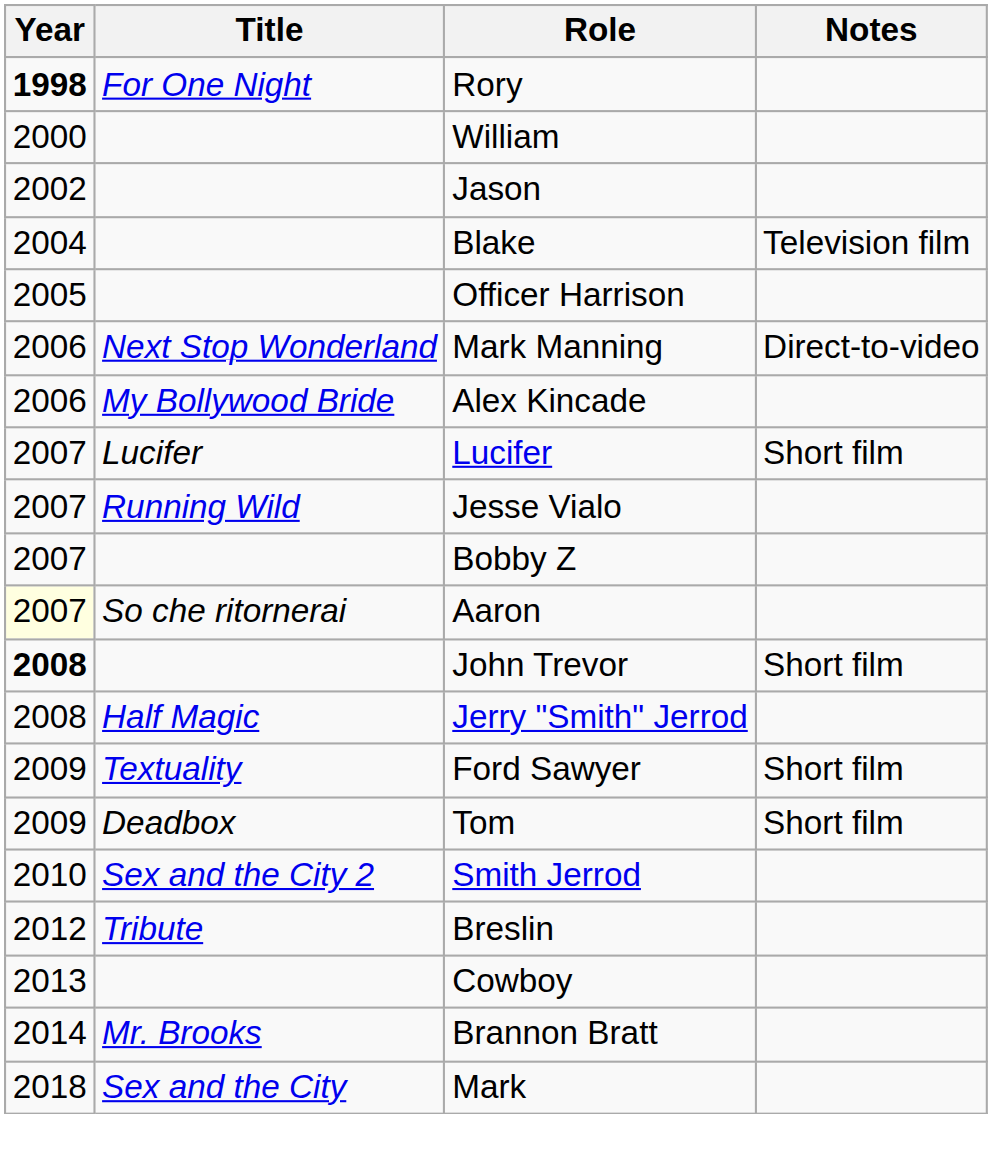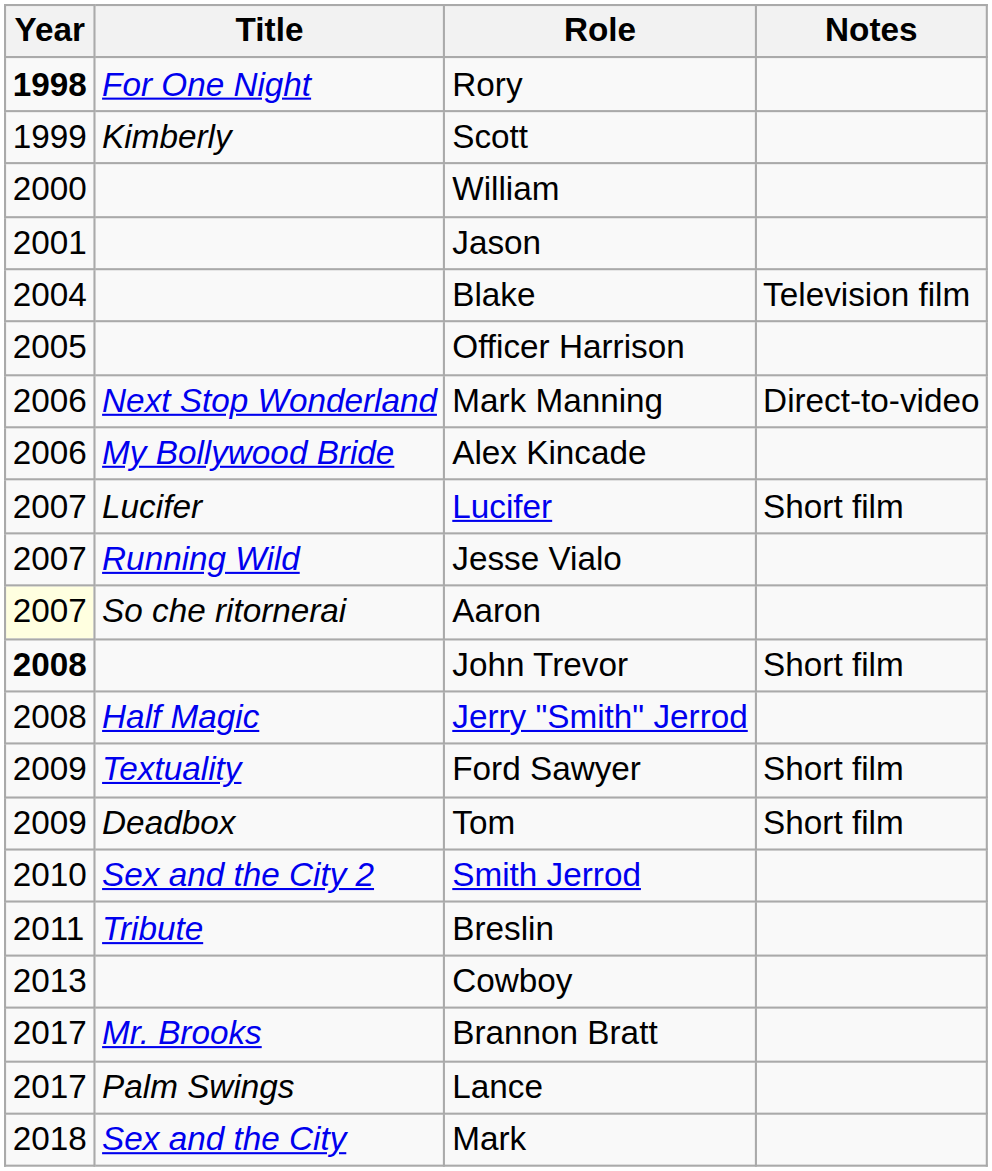+ row: (490, 136)
(50, 189) 2002 -> (50, 242) 2001
- row: (514, 558)
(50, 928) 2012 -> (48, 928) 2011
(50, 1033) 2014 -> (50, 1033) 2017
+ row: (498, 1086)
